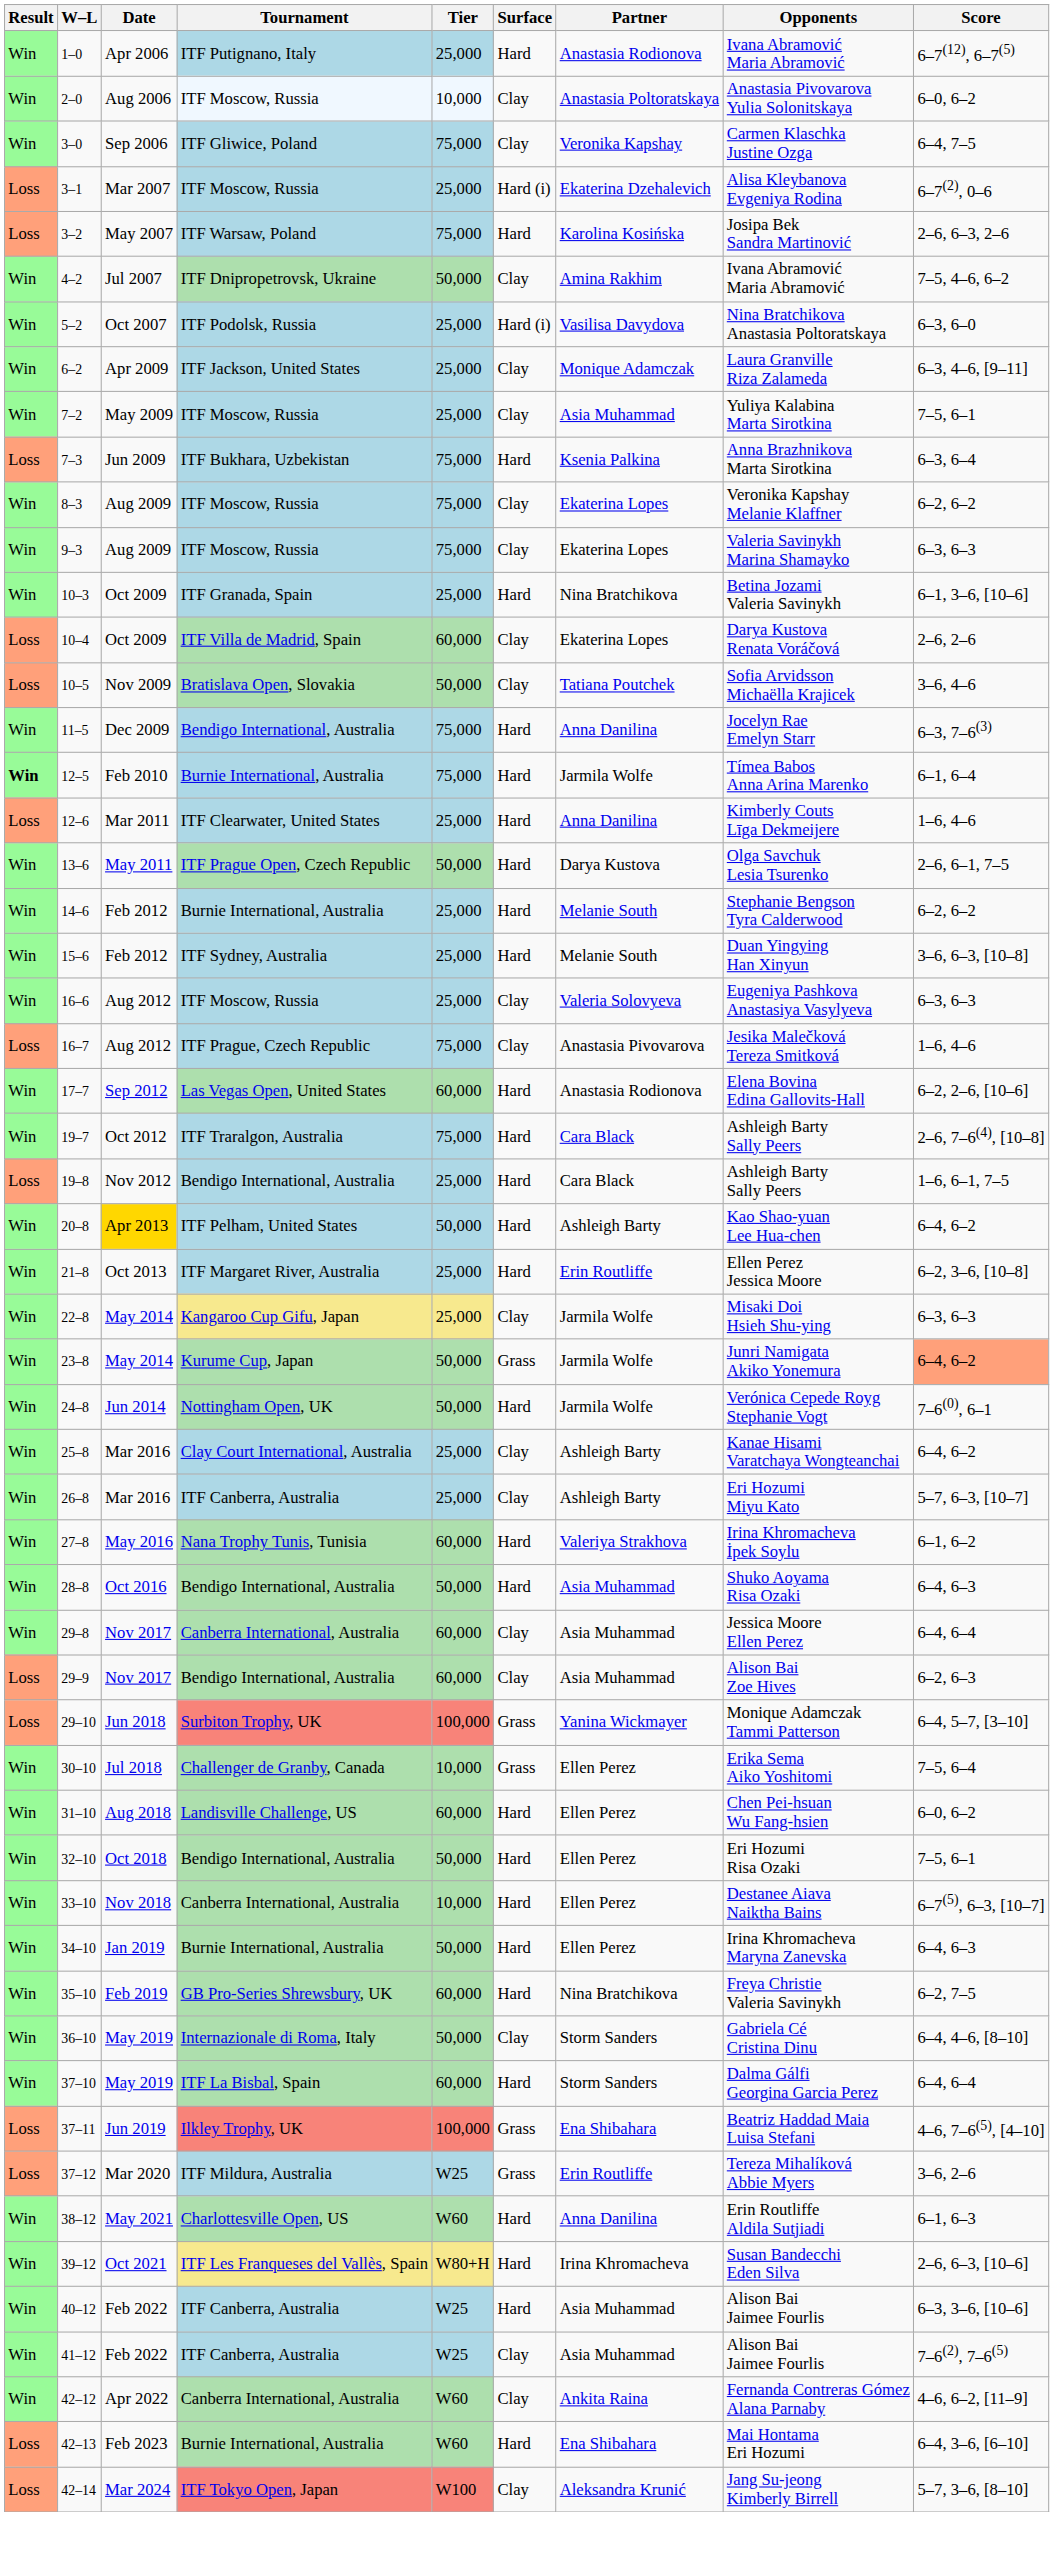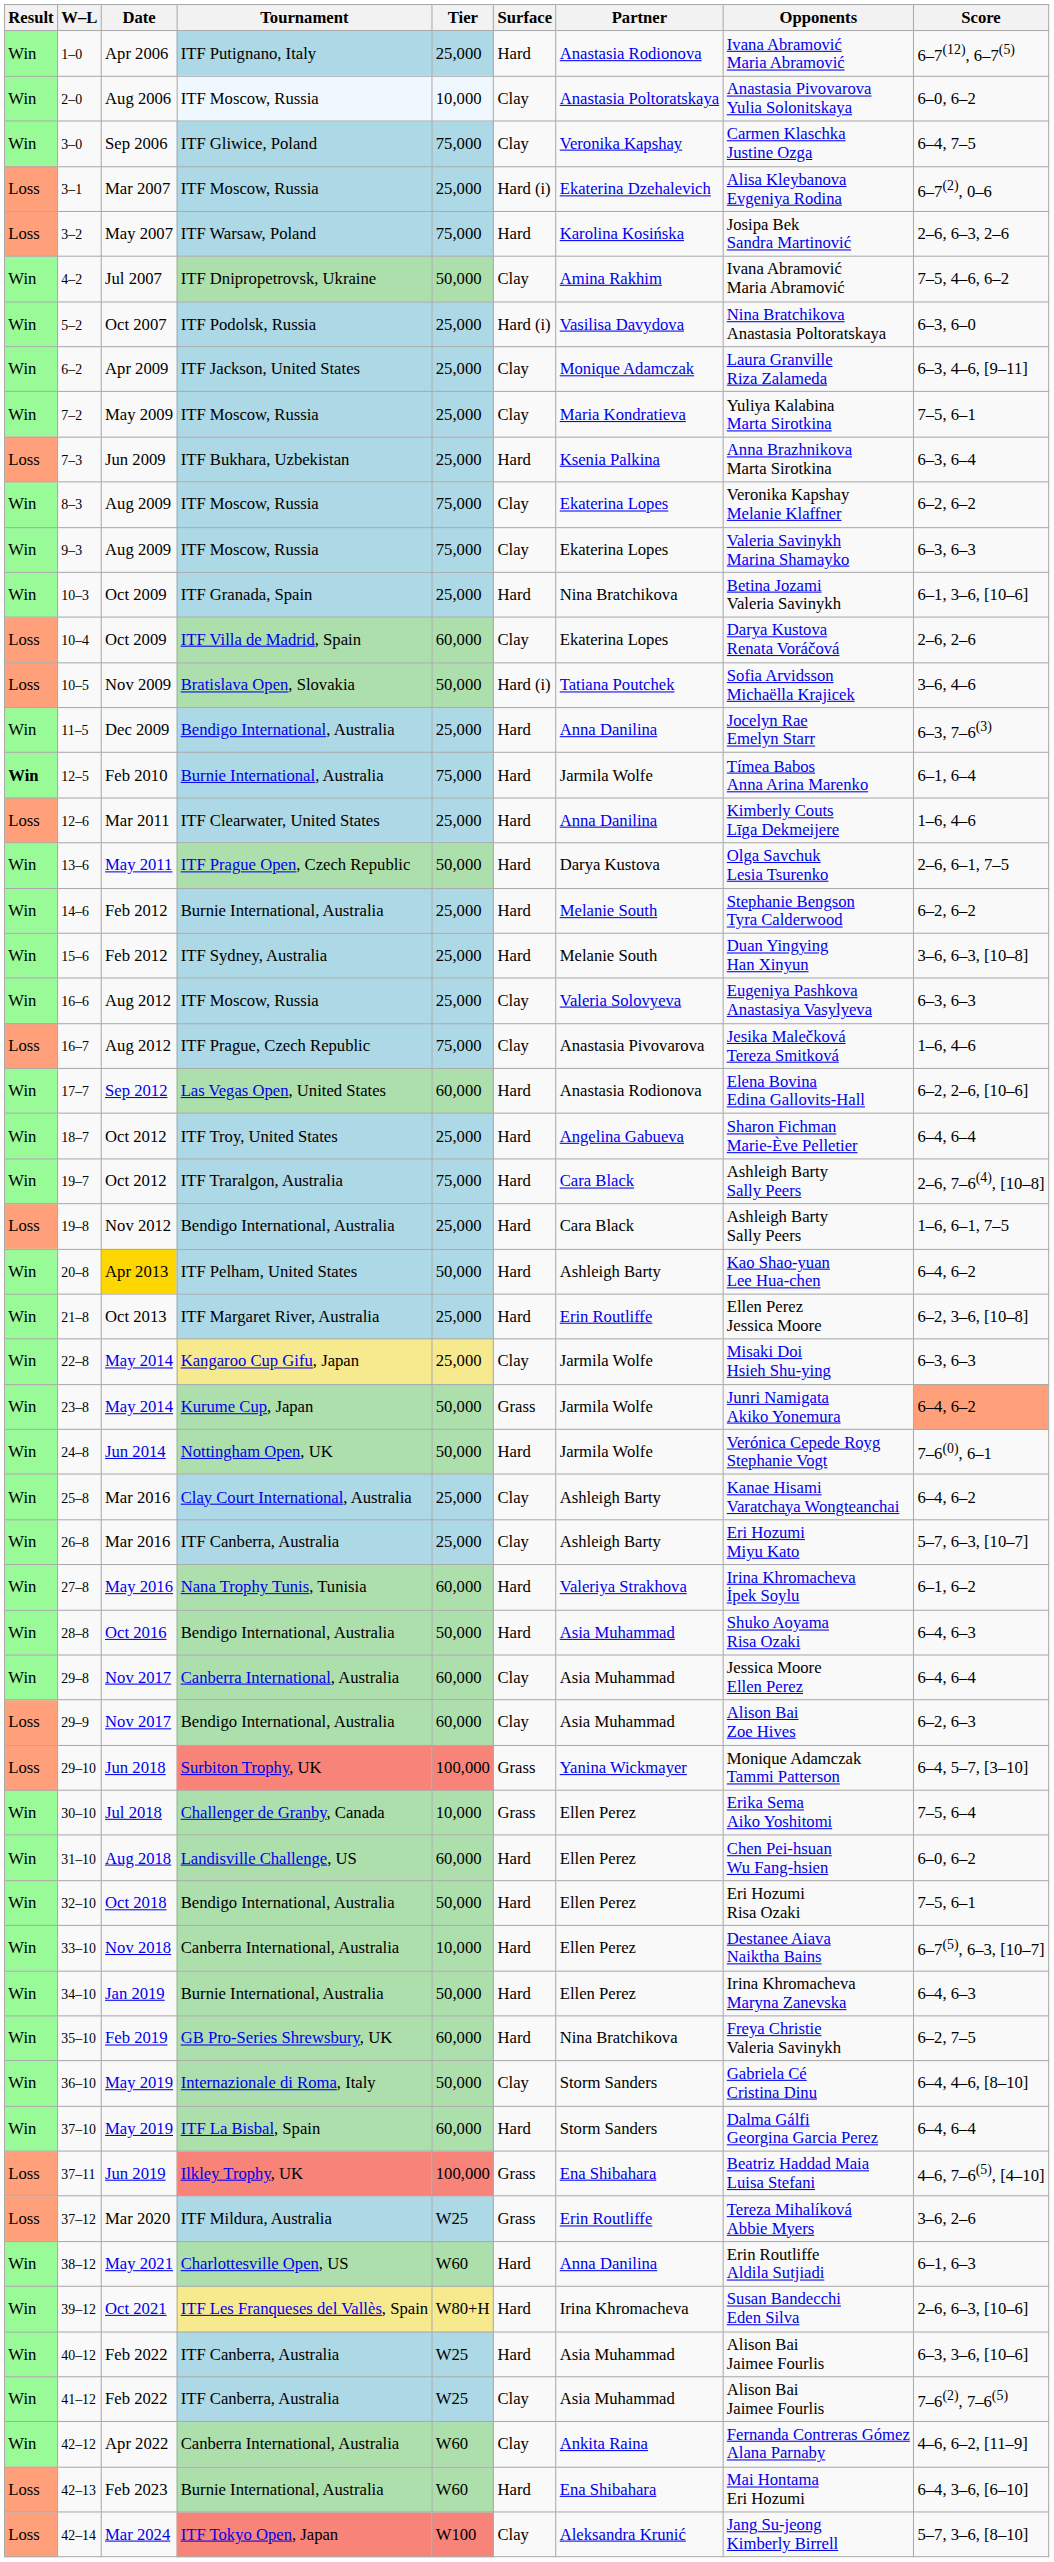(617, 414) Asia Muhammad -> (623, 414) Maria Kondratieva
(459, 459) 75,000 -> (459, 459) 25,000
(513, 684) Clay -> (524, 684) Hard (i)
(459, 730) 75,000 -> (459, 730) 25,000
+ row: (75, 1137)
